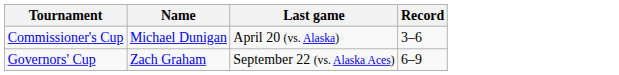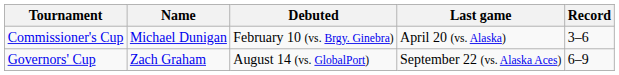+ column: (314, 15)
